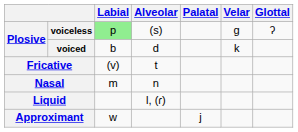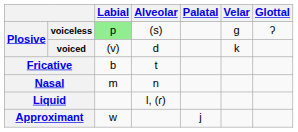(113, 48) b -> (113, 48) (v)
(113, 65) (v) -> (113, 65) b
